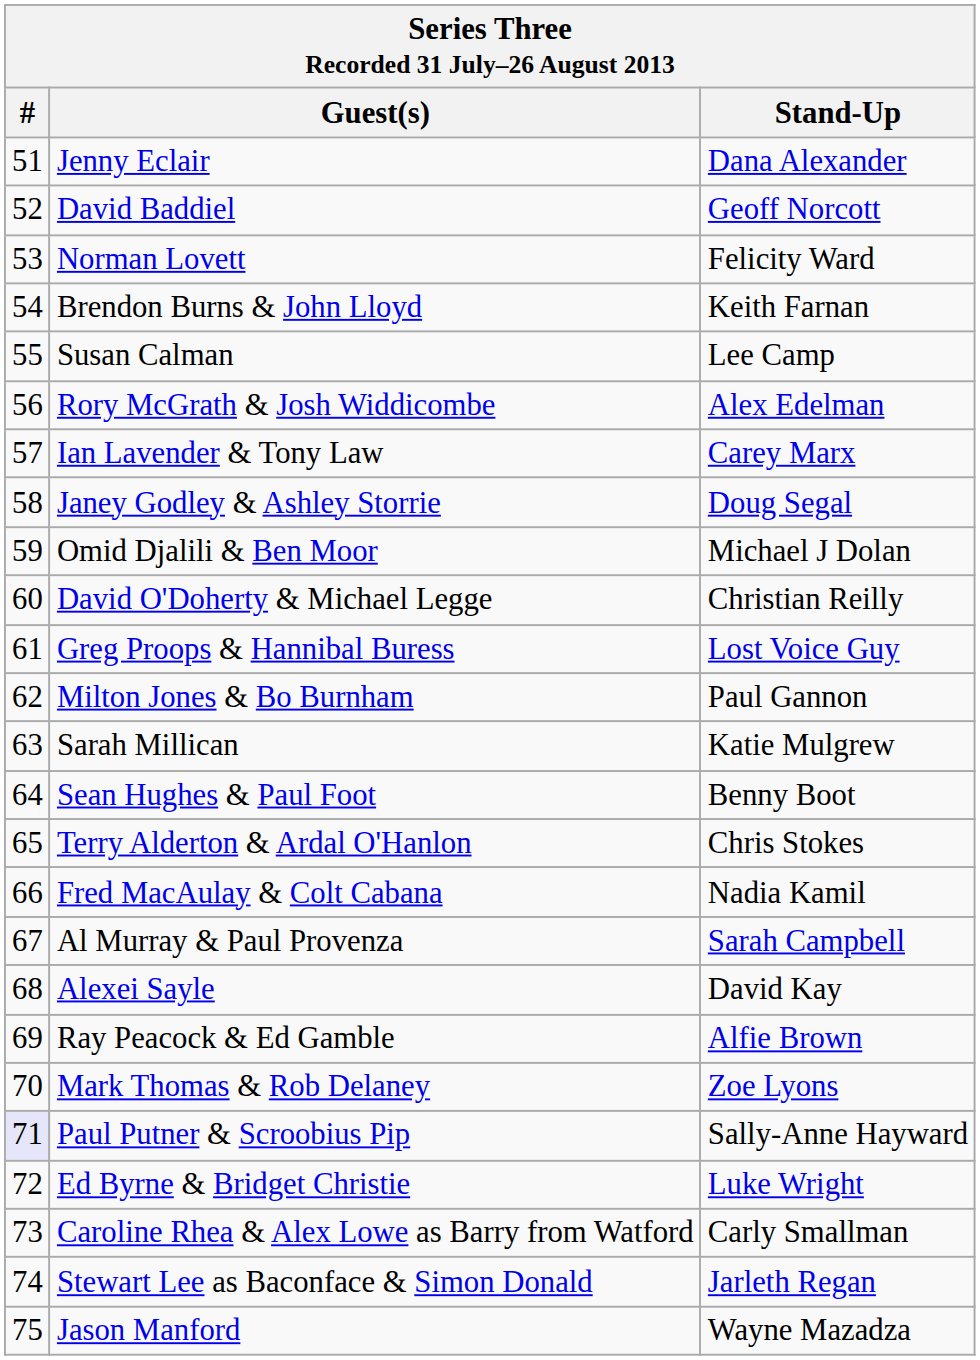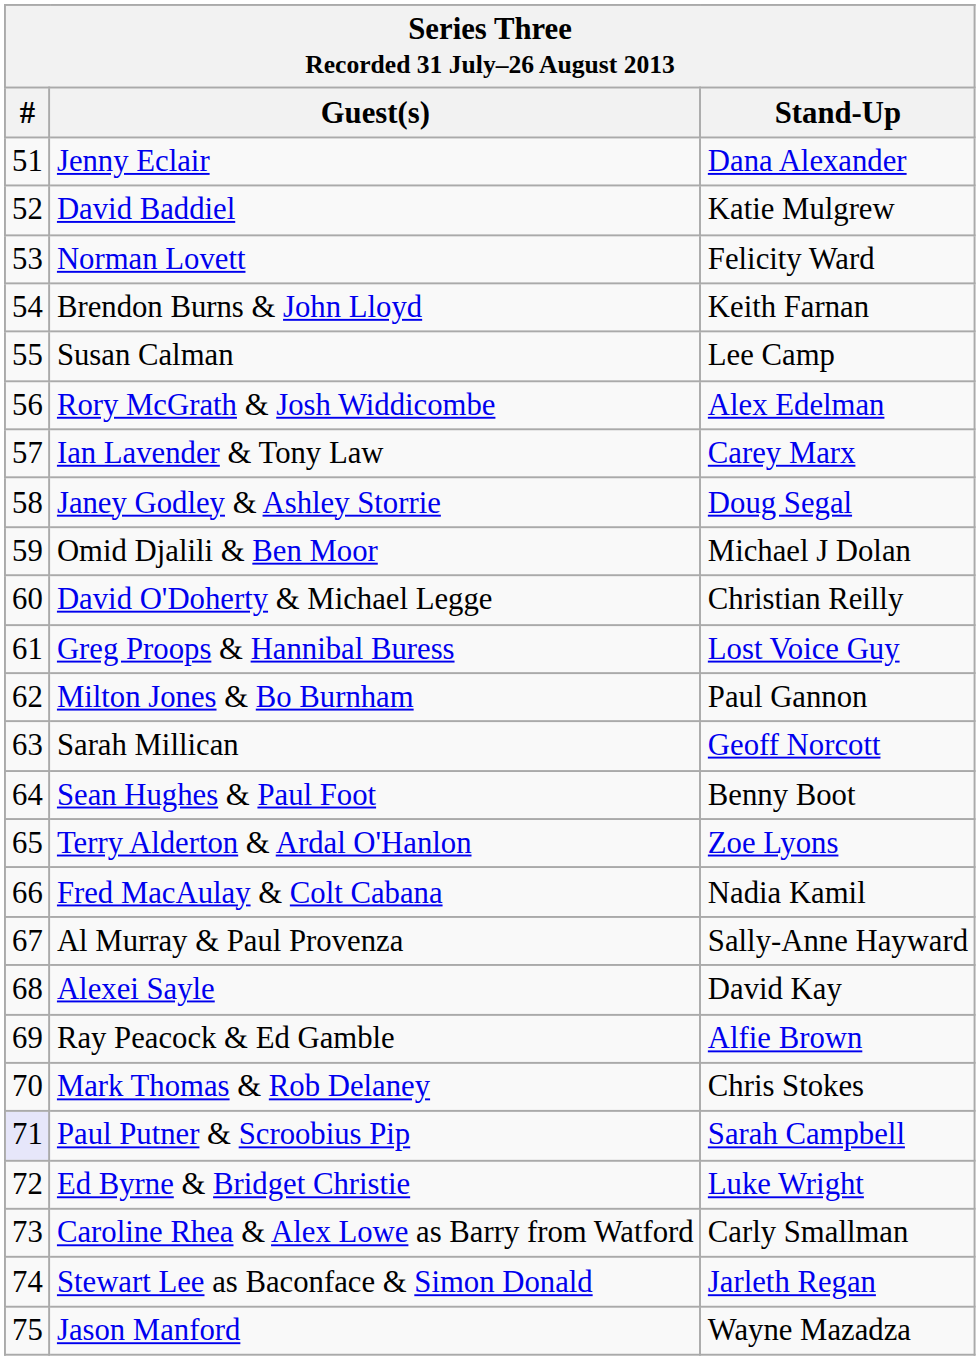(794, 209) Geoff Norcott -> (801, 209) Katie Mulgrew
(801, 745) Katie Mulgrew -> (794, 745) Geoff Norcott
(786, 842) Chris Stokes -> (773, 842) Zoe Lyons
(806, 940) Sarah Campbell -> (838, 940) Sally-Anne Hayward
(773, 1086) Zoe Lyons -> (786, 1086) Chris Stokes
(838, 1135) Sally-Anne Hayward -> (806, 1135) Sarah Campbell
